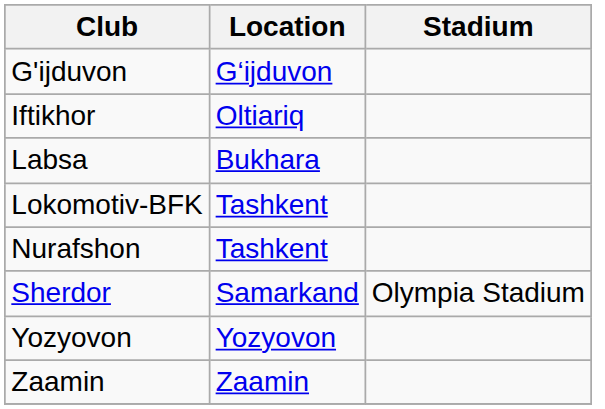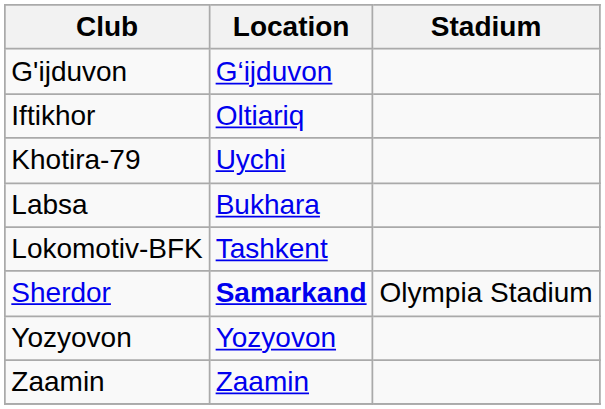+ row: (76, 159)
- row: (76, 248)
(287, 293) normal -> (291, 293) bold
